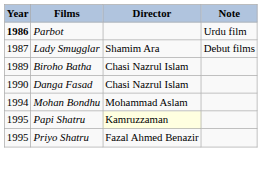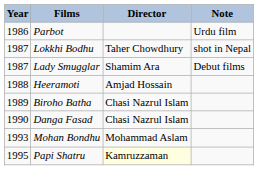(18, 31) bold -> (18, 31) normal
+ row: (64, 49)
+ row: (57, 84)
(18, 102) 1994 -> (18, 138) 1993
- row: (61, 138)
